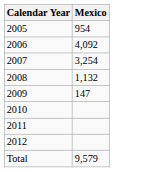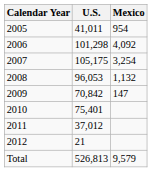+ column: (91, 12)
